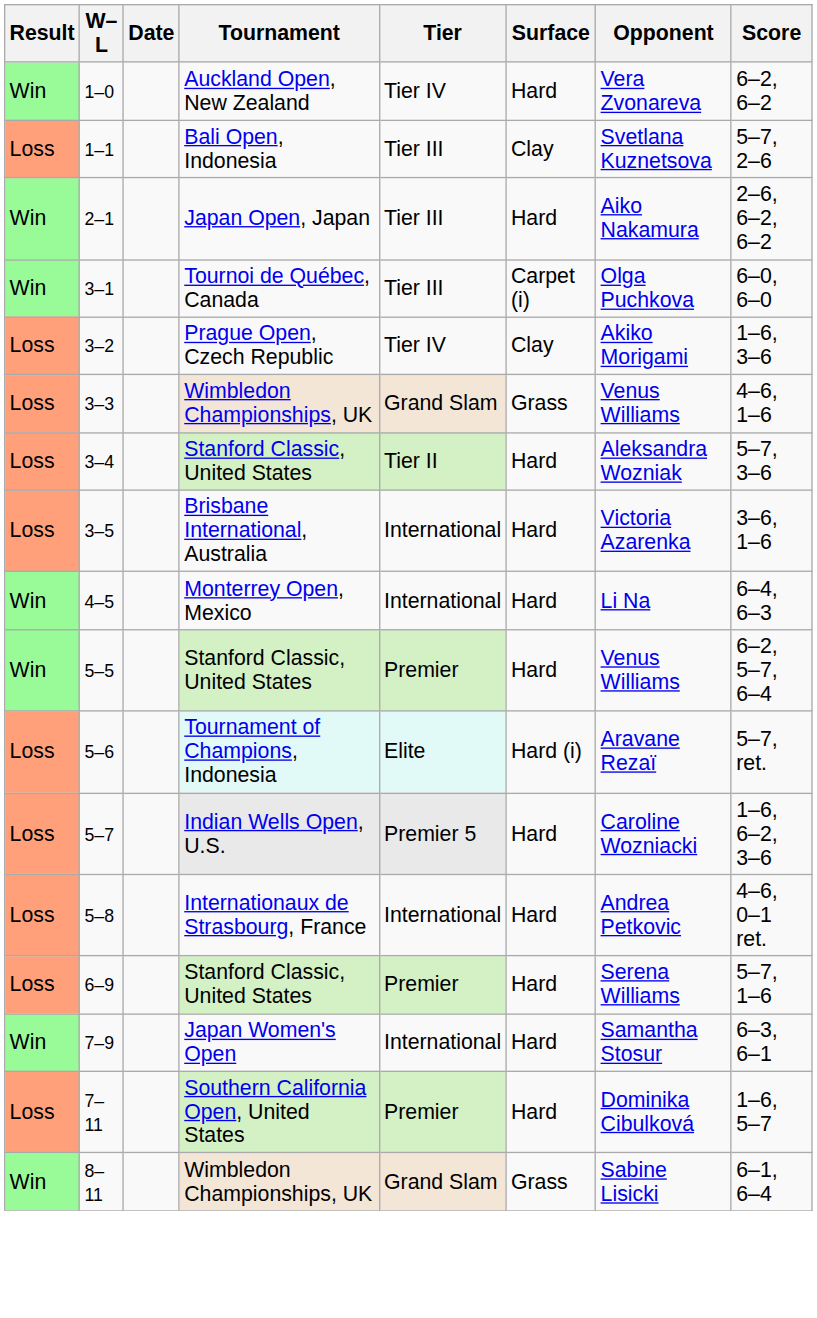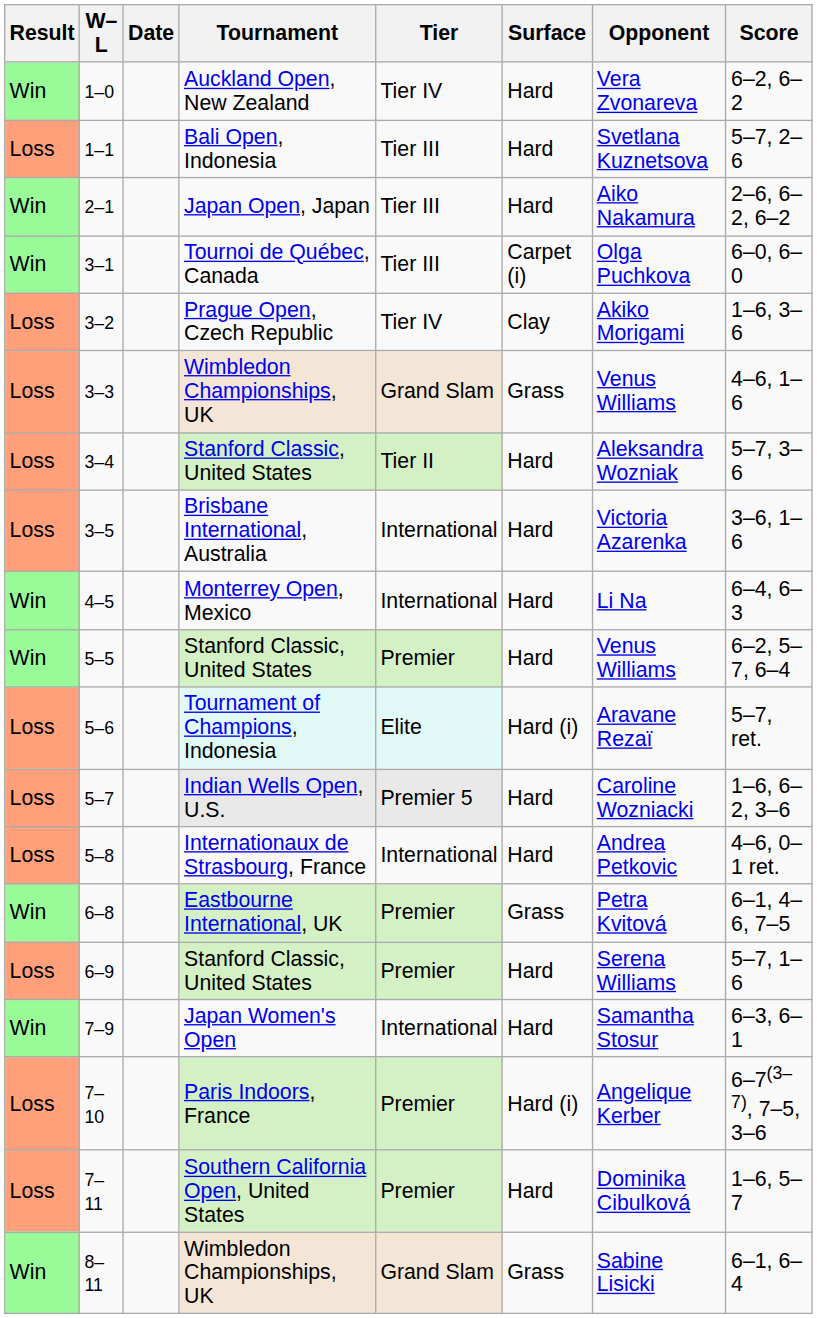(532, 148) Clay -> (530, 148) Hard
+ row: (99, 914)
+ row: (94, 1104)
